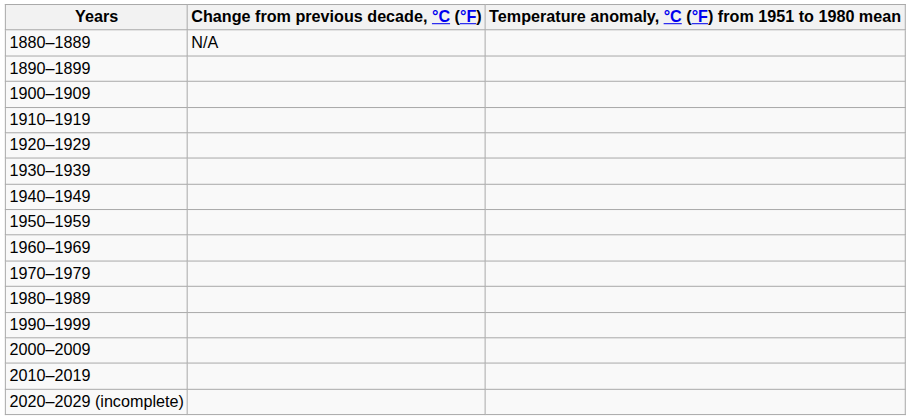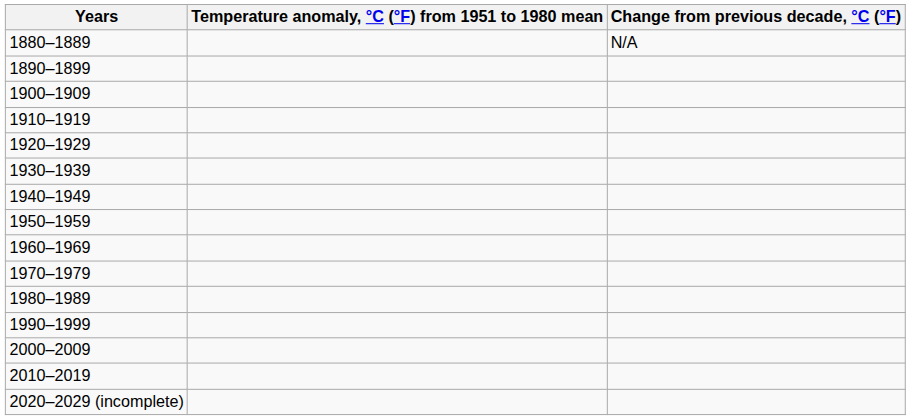columns swapped: (695, 17) <-> (336, 17)
